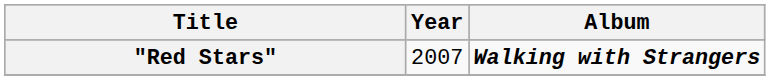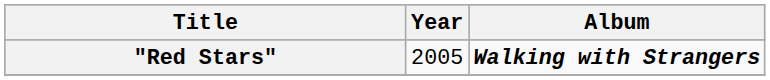(437, 58) 2007 -> (437, 58) 2005
